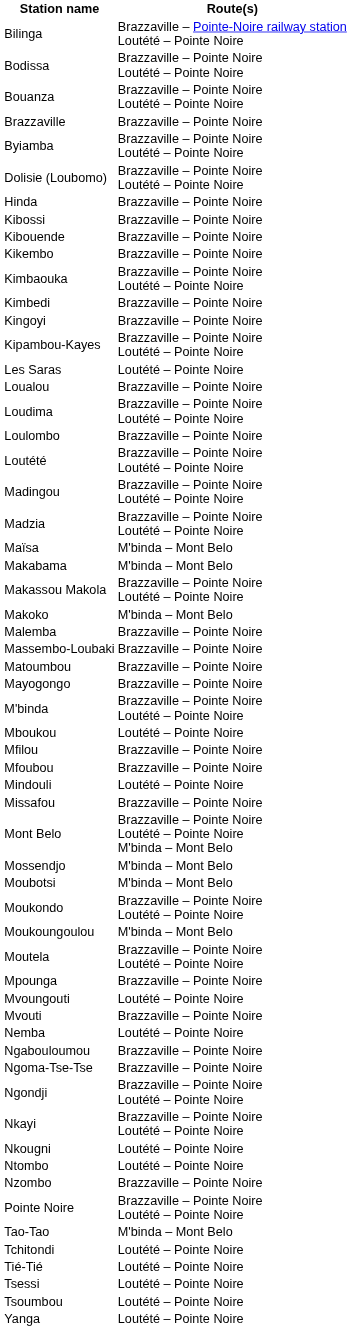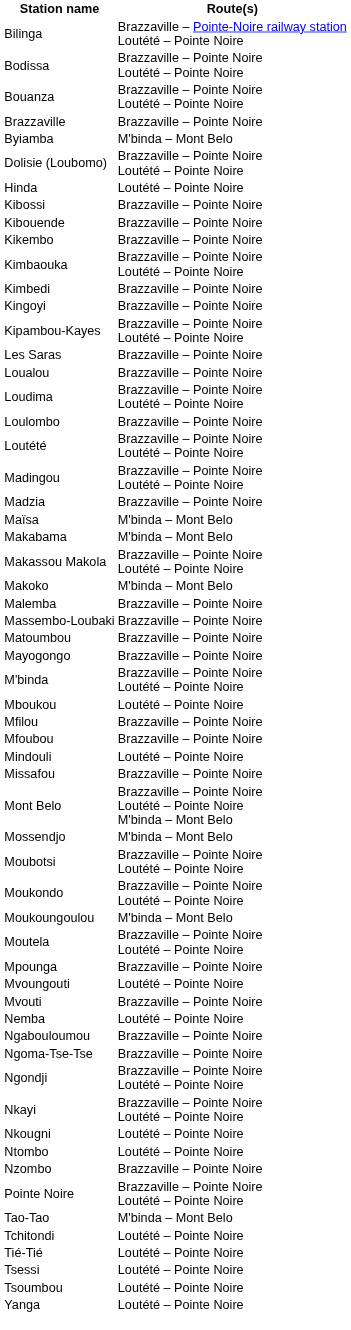(190, 146) Brazzaville – Pointe Noire Loutété – Pointe Noire -> (175, 139) M'binda – Mont Belo
(190, 202) Brazzaville – Pointe Noire -> (181, 188) Loutété – Pointe Noire
(181, 369) Loutété – Pointe Noire -> (190, 355) Brazzaville – Pointe Noire
(190, 523) Brazzaville – Pointe Noire Loutété – Pointe Noire -> (190, 502) Brazzaville – Pointe Noire
(175, 883) M'binda – Mont Belo -> (190, 861) Brazzaville – Pointe Noire Loutété – Pointe Noire
